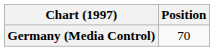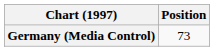(184, 35) 70 -> (184, 35) 73
